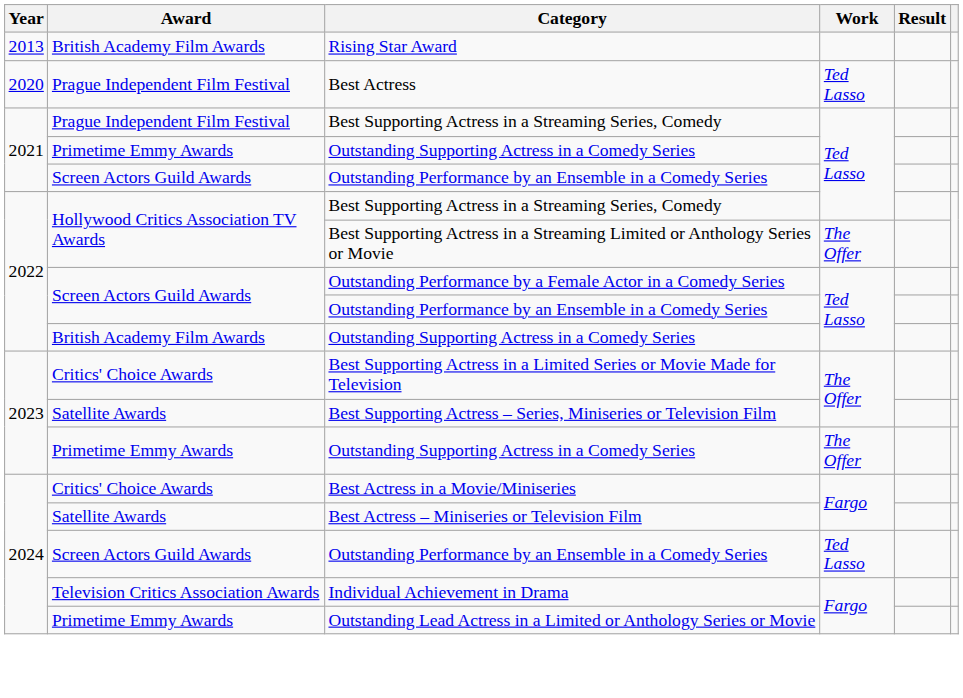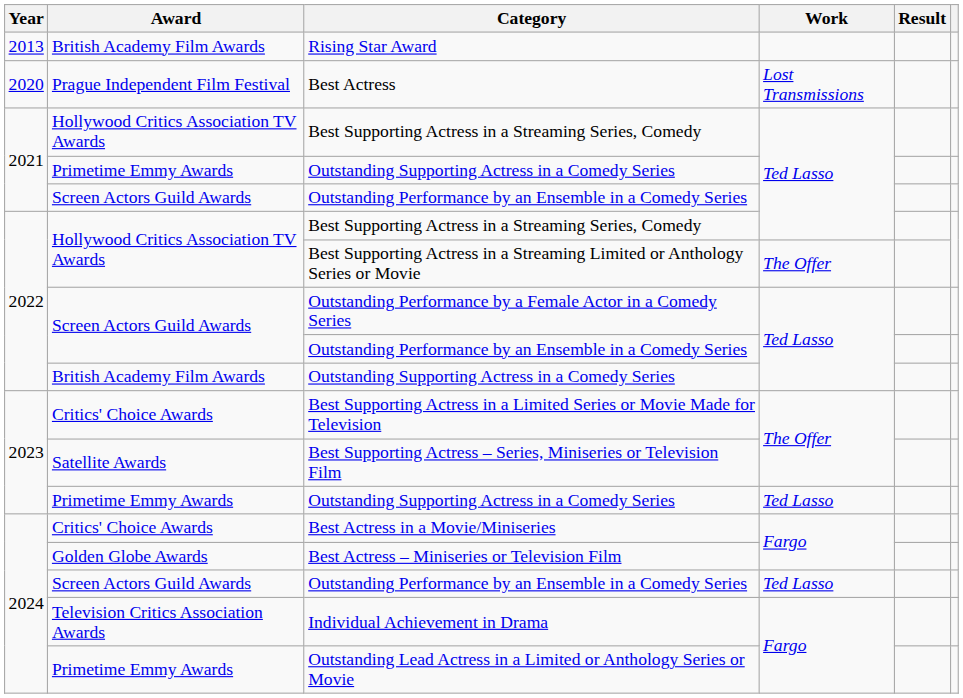(844, 84) Ted Lasso -> (813, 84) Lost Transmissions
(171, 121) Prague Independent Film Festival -> (174, 131) Hollywood Critics Association TV Awards
(842, 450) The Offer -> (798, 500) Ted Lasso
(109, 516) Satellite Awards -> (130, 555) Golden Globe Awards
